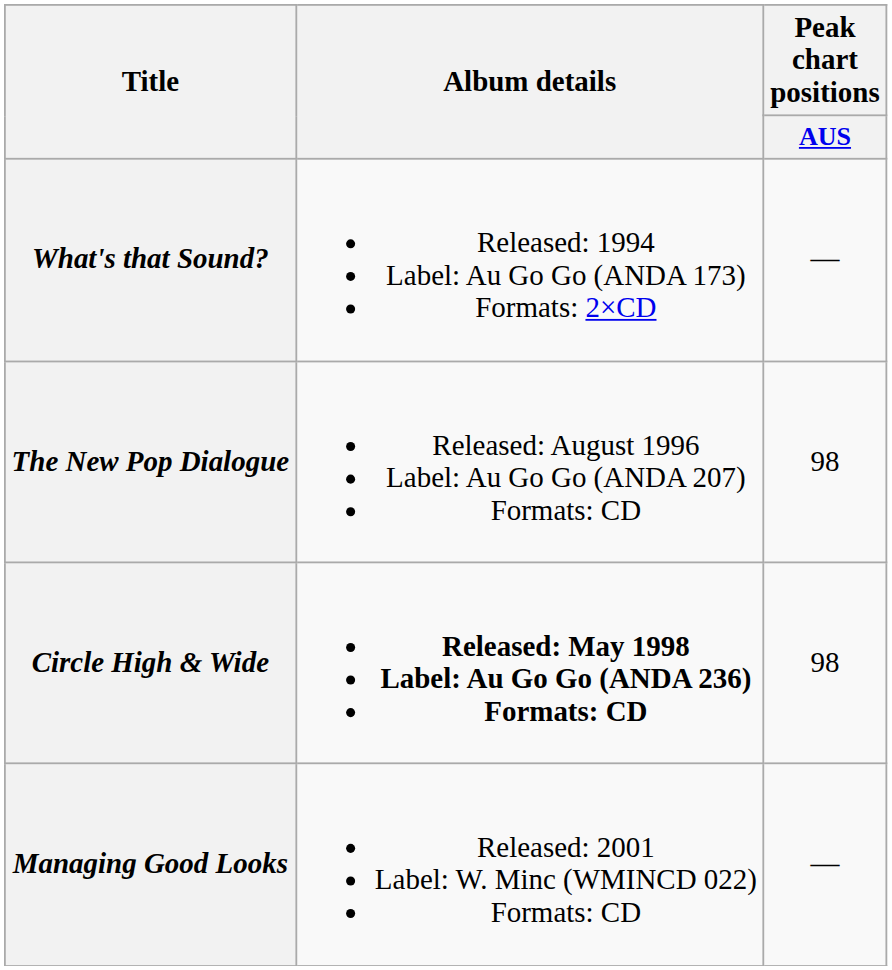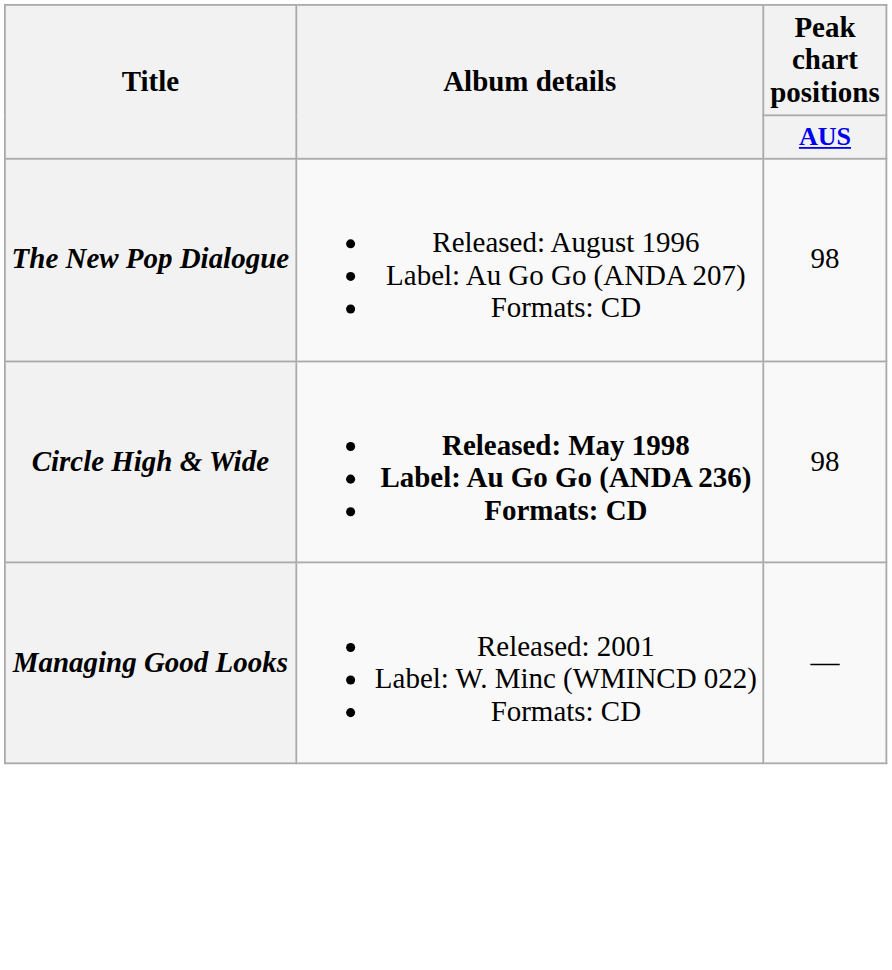- row: (150, 259)
